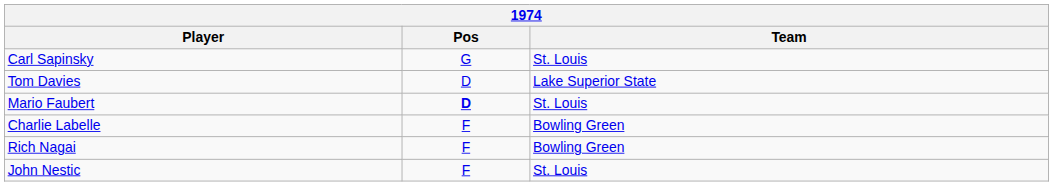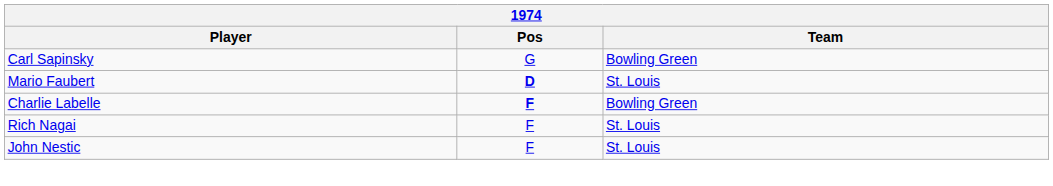(560, 59) St. Louis -> (652, 59) Bowling Green
- row: (44, 81)
(466, 125) normal -> (530, 103) bold
(579, 147) Bowling Green -> (633, 125) St. Louis
